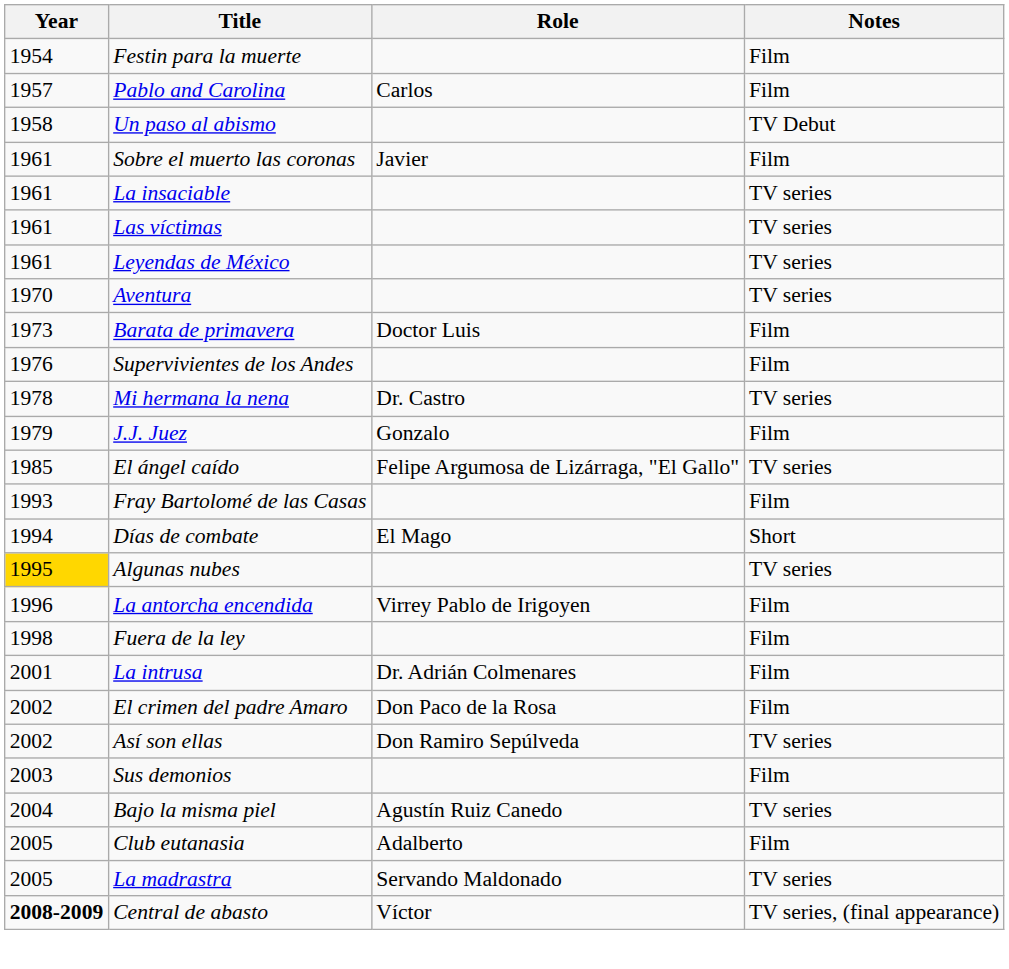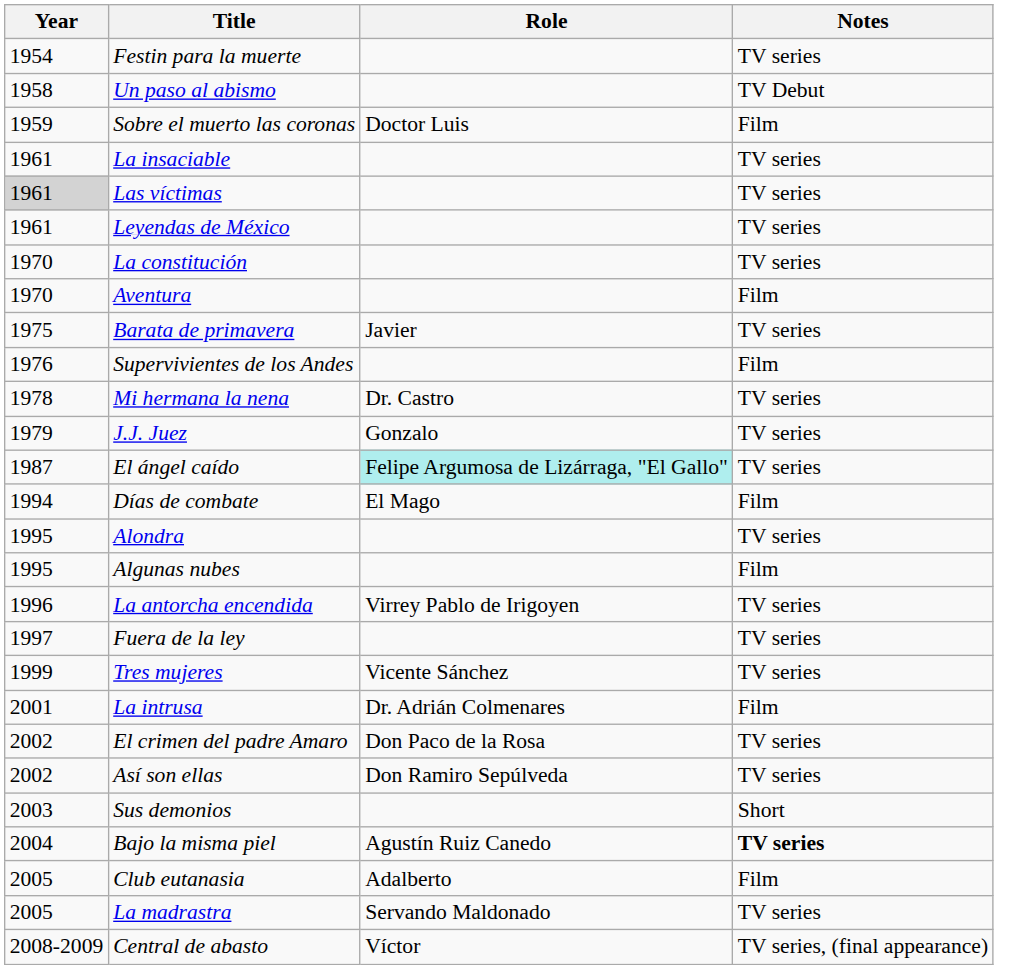(769, 55) Film -> (779, 55) TV series
- row: (199, 90)
(31, 158) 1961 -> (31, 124) 1959
(402, 158) Javier -> (417, 124) Doctor Luis
(31, 227) no background -> (31, 192) lightgrey background
+ row: (180, 261)
(791, 295) TV series -> (758, 295) Film
(31, 329) 1973 -> (31, 329) 1975
(428, 329) Doctor Luis -> (391, 329) Javier
(769, 329) Film -> (779, 329) TV series
(769, 432) Film -> (779, 432) TV series
(31, 466) 1985 -> (31, 466) 1987
(558, 466) no background -> (547, 466) paleturquoise background
- row: (240, 501)
(772, 535) Short -> (758, 501) Film
+ row: (149, 535)
(31, 569) gold background -> (31, 569) no background
(791, 569) TV series -> (758, 569) Film
(769, 603) Film -> (779, 603) TV series
(31, 638) 1998 -> (31, 638) 1997
(769, 638) Film -> (779, 638) TV series
+ row: (168, 672)
(769, 706) Film -> (779, 741) TV series
(769, 775) Film -> (761, 809) Short
(791, 809) normal -> (781, 843) bold
(56, 912) bold -> (56, 946) normal
